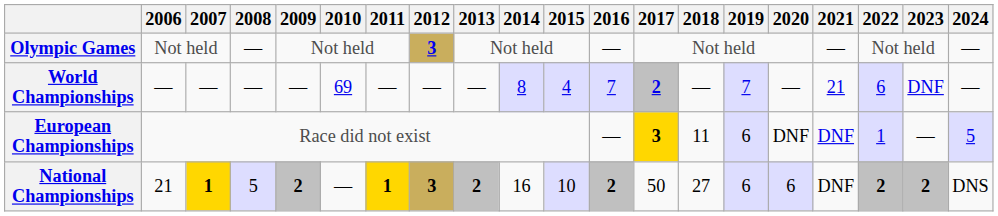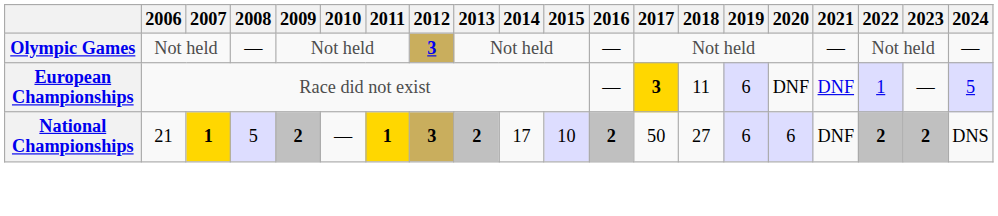- row: (73, 87)
(522, 185) 16 -> (522, 136) 17
